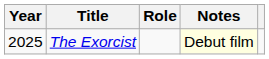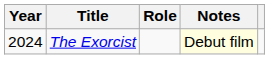(25, 41) 2025 -> (25, 41) 2024
